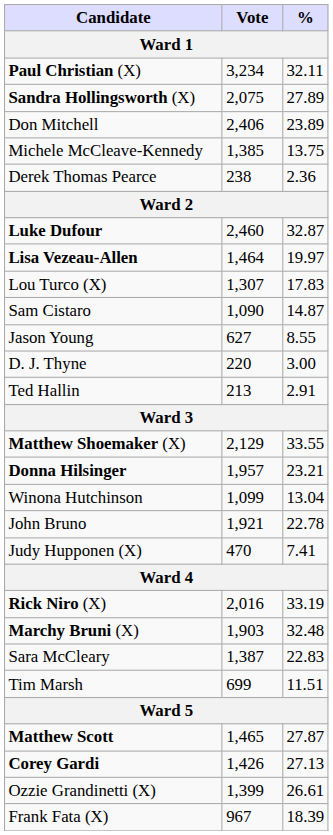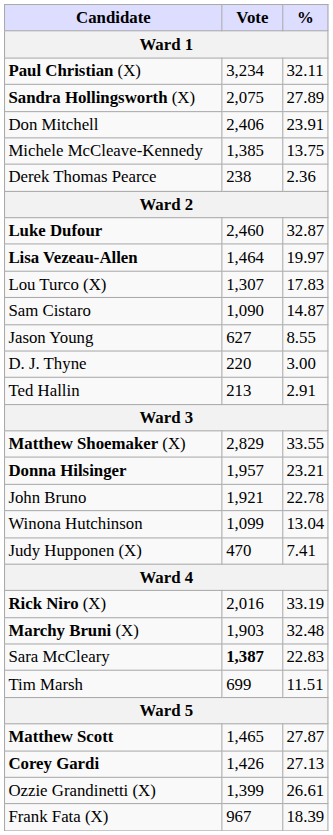(305, 124) 23.89 -> (305, 124) 23.91
(245, 444) 2,129 -> (245, 444) 2,829
rows swapped: (47, 524) <-> (75, 497)
(245, 657) normal -> (245, 657) bold
